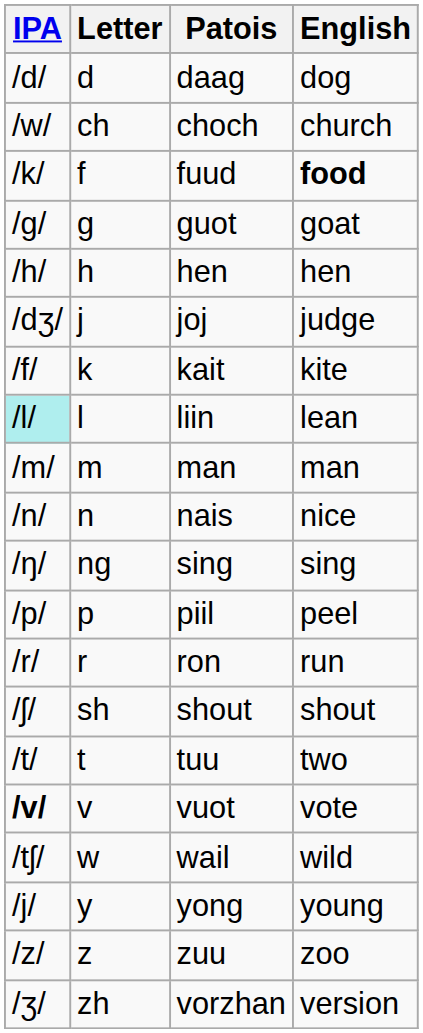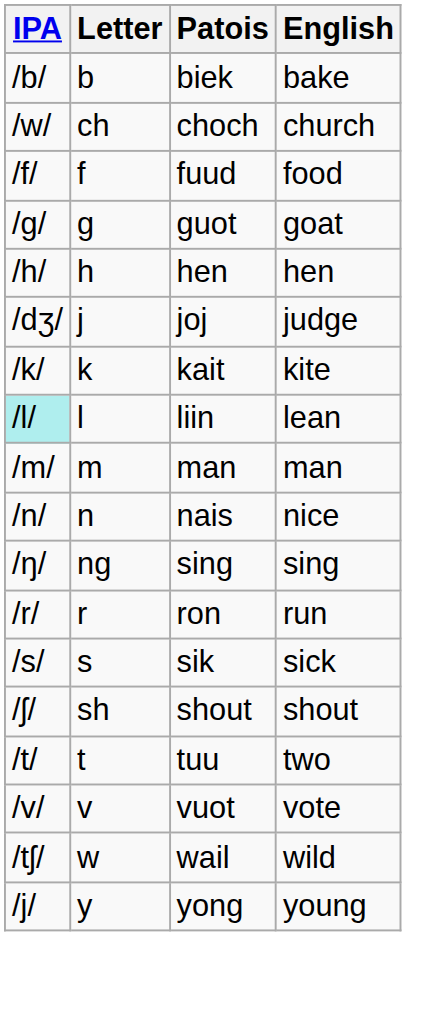+ row: (205, 77)
- row: (211, 77)
(28, 175) /k/ -> (25, 175) /f/
(333, 175) bold -> (313, 175) normal
(25, 369) /f/ -> (28, 369) /k/
- row: (195, 613)
+ row: (195, 662)
(29, 808) bold -> (28, 808) normal
- row: (201, 954)
- row: (231, 1003)
